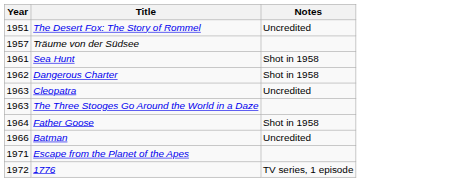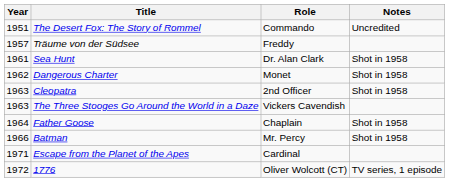+ column: (305, 12)
(287, 91) Uncredited -> (380, 91) Shot in 1958
(287, 138) Uncredited -> (380, 138) Shot in 1958
